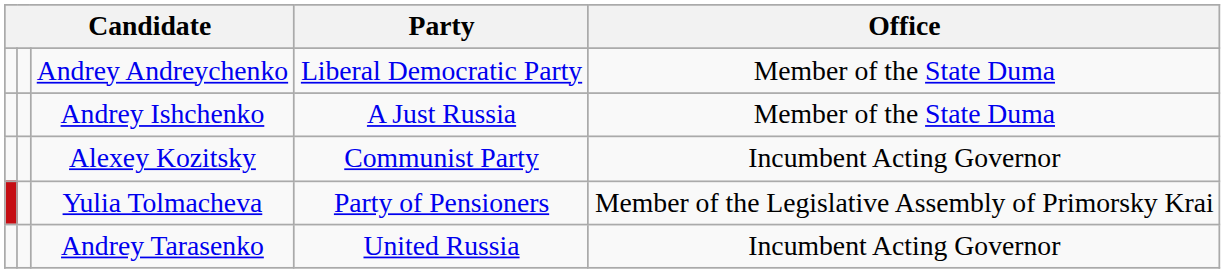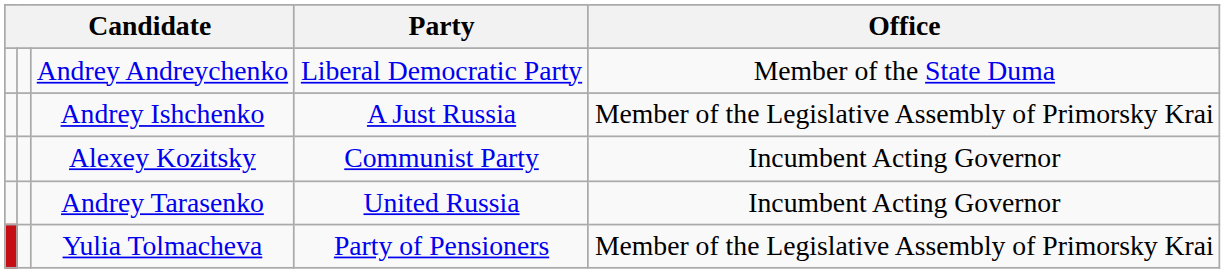(904, 114) Member of the State Duma -> (904, 114) Member of the Legislative Assembly of Primorsky Krai
rows swapped: (162, 245) <-> (162, 202)
